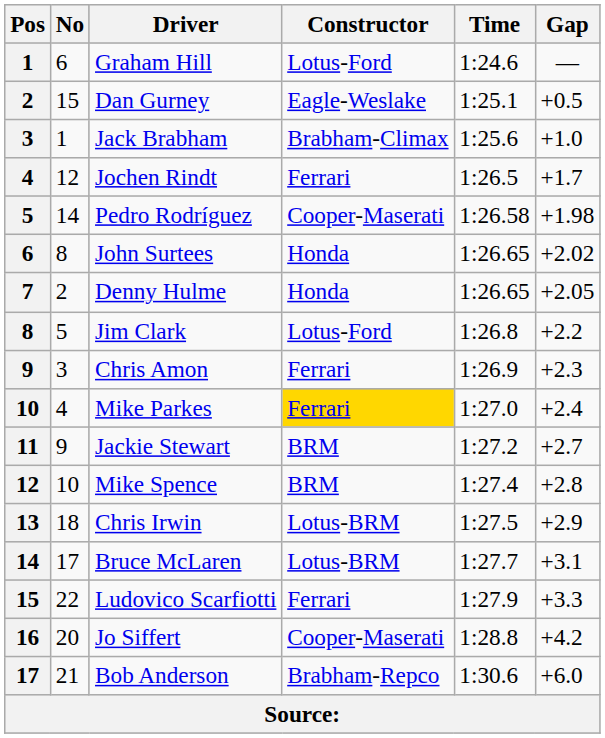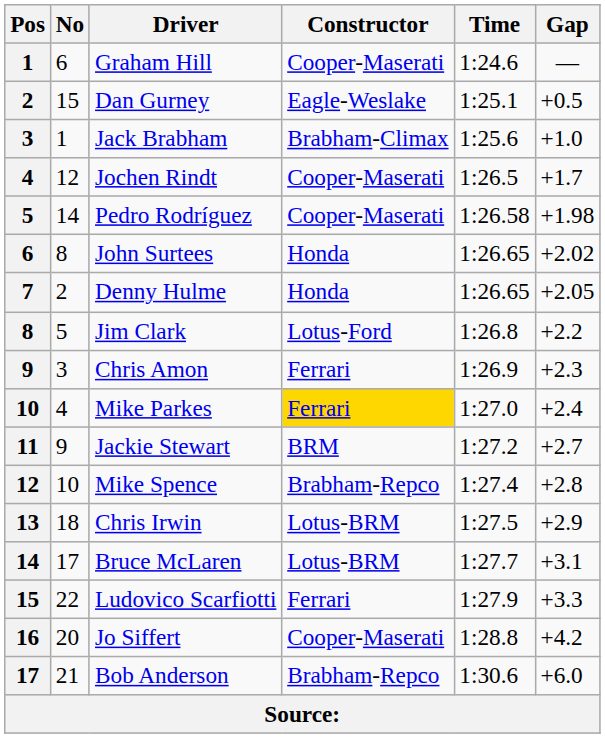(340, 62) Lotus-Ford -> (366, 62) Cooper-Maserati
(319, 177) Ferrari -> (366, 177) Cooper-Maserati
(313, 484) BRM -> (363, 484) Brabham-Repco
